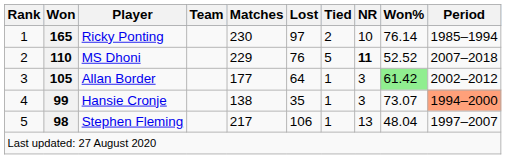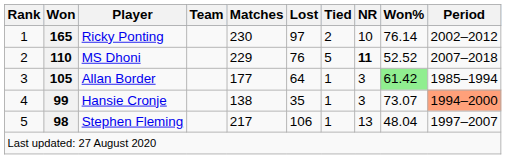(464, 36) 1985–1994 -> (464, 36) 2002–2012
(464, 79) 2002–2012 -> (464, 79) 1985–1994
